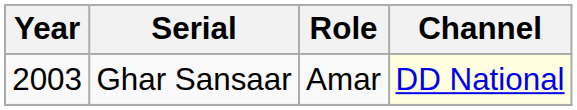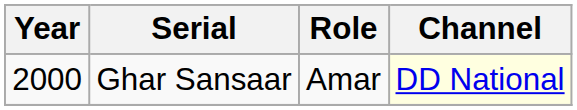(47, 79) 2003 -> (47, 79) 2000
